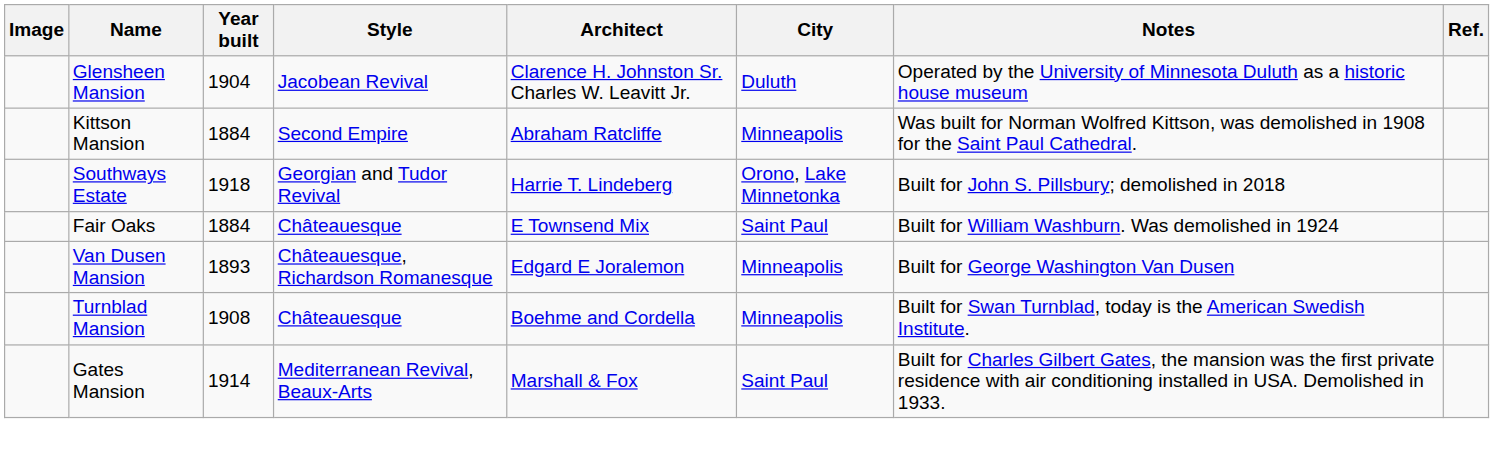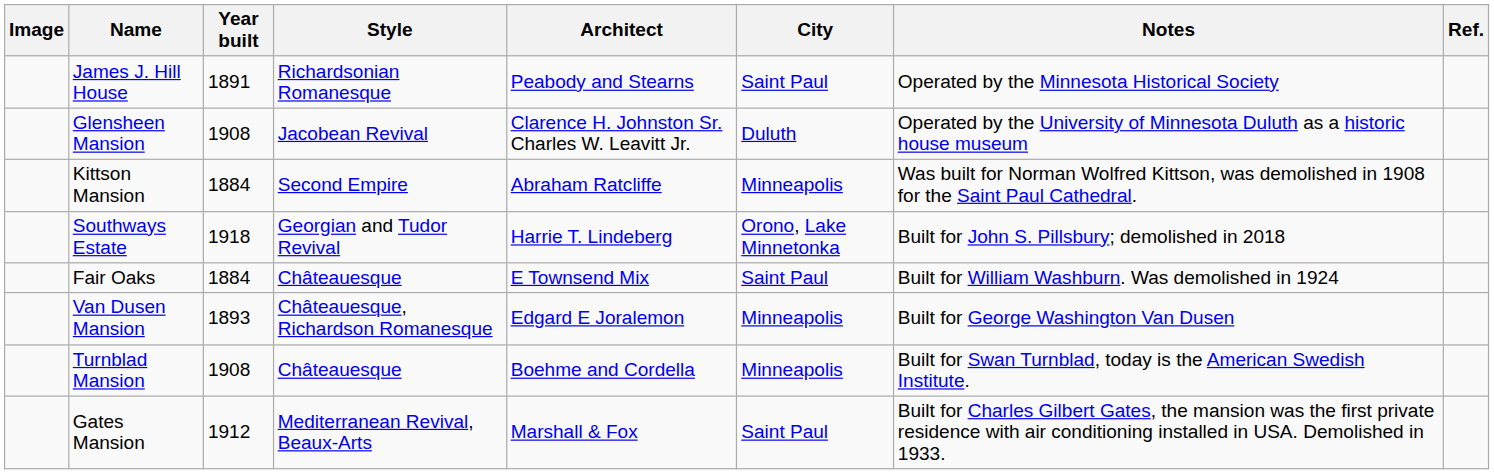+ row: (127, 81)
(229, 81) 1904 -> (229, 133) 1908
(229, 380) 1914 -> (229, 432) 1912
